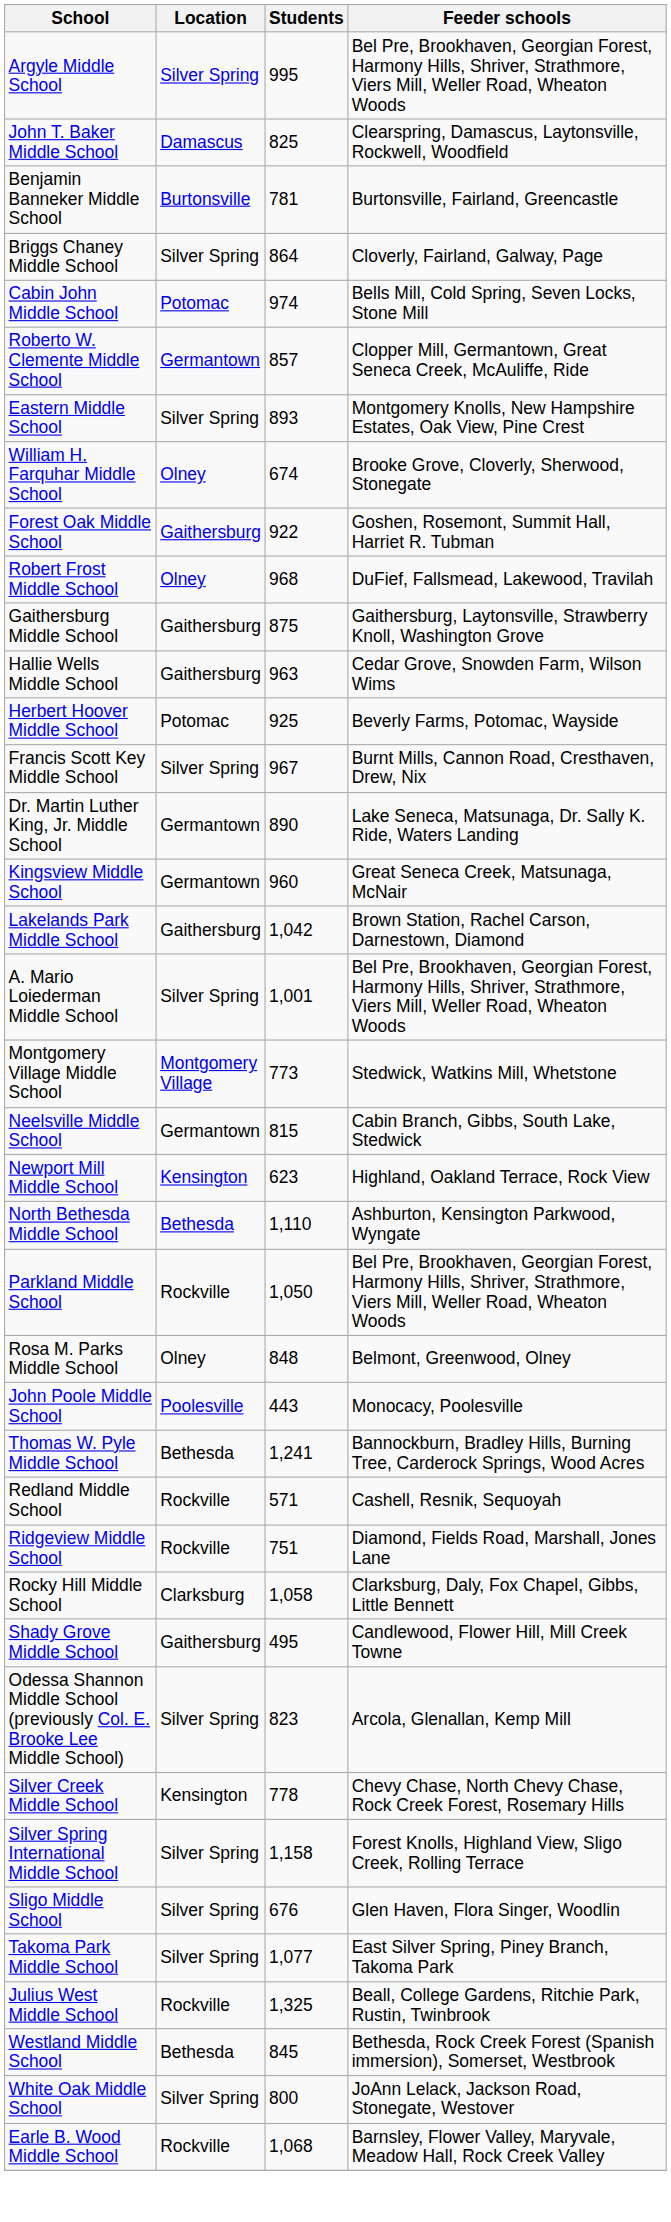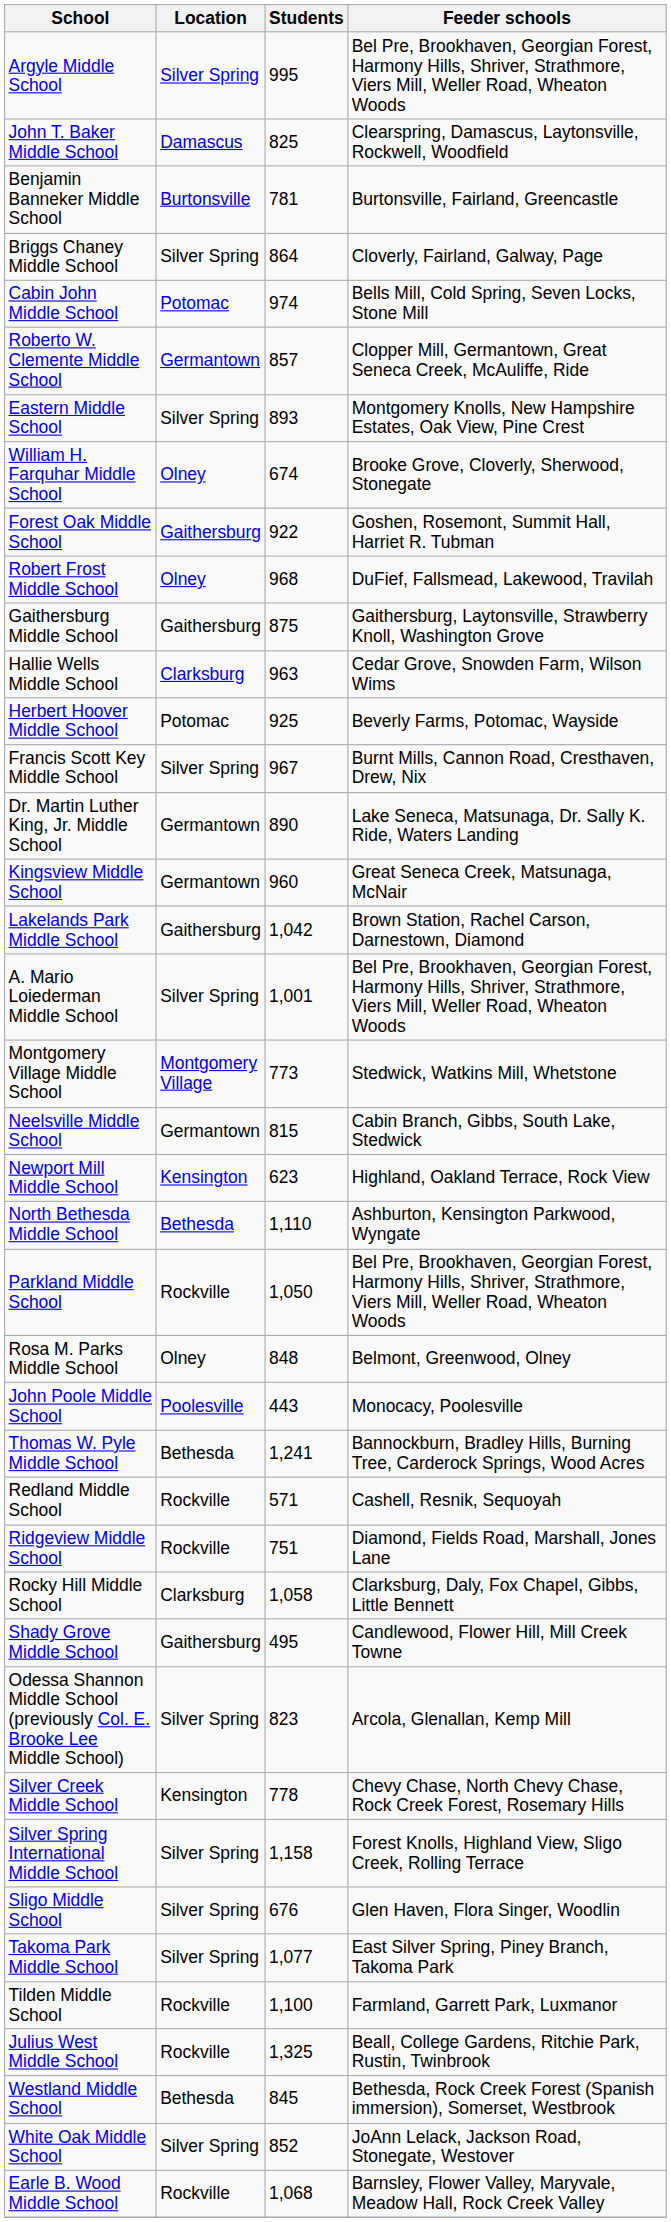(211, 673) Gaithersburg -> (202, 673) Clarksburg
+ row: (60, 2004)
(284, 2099) 800 -> (284, 2146) 852
